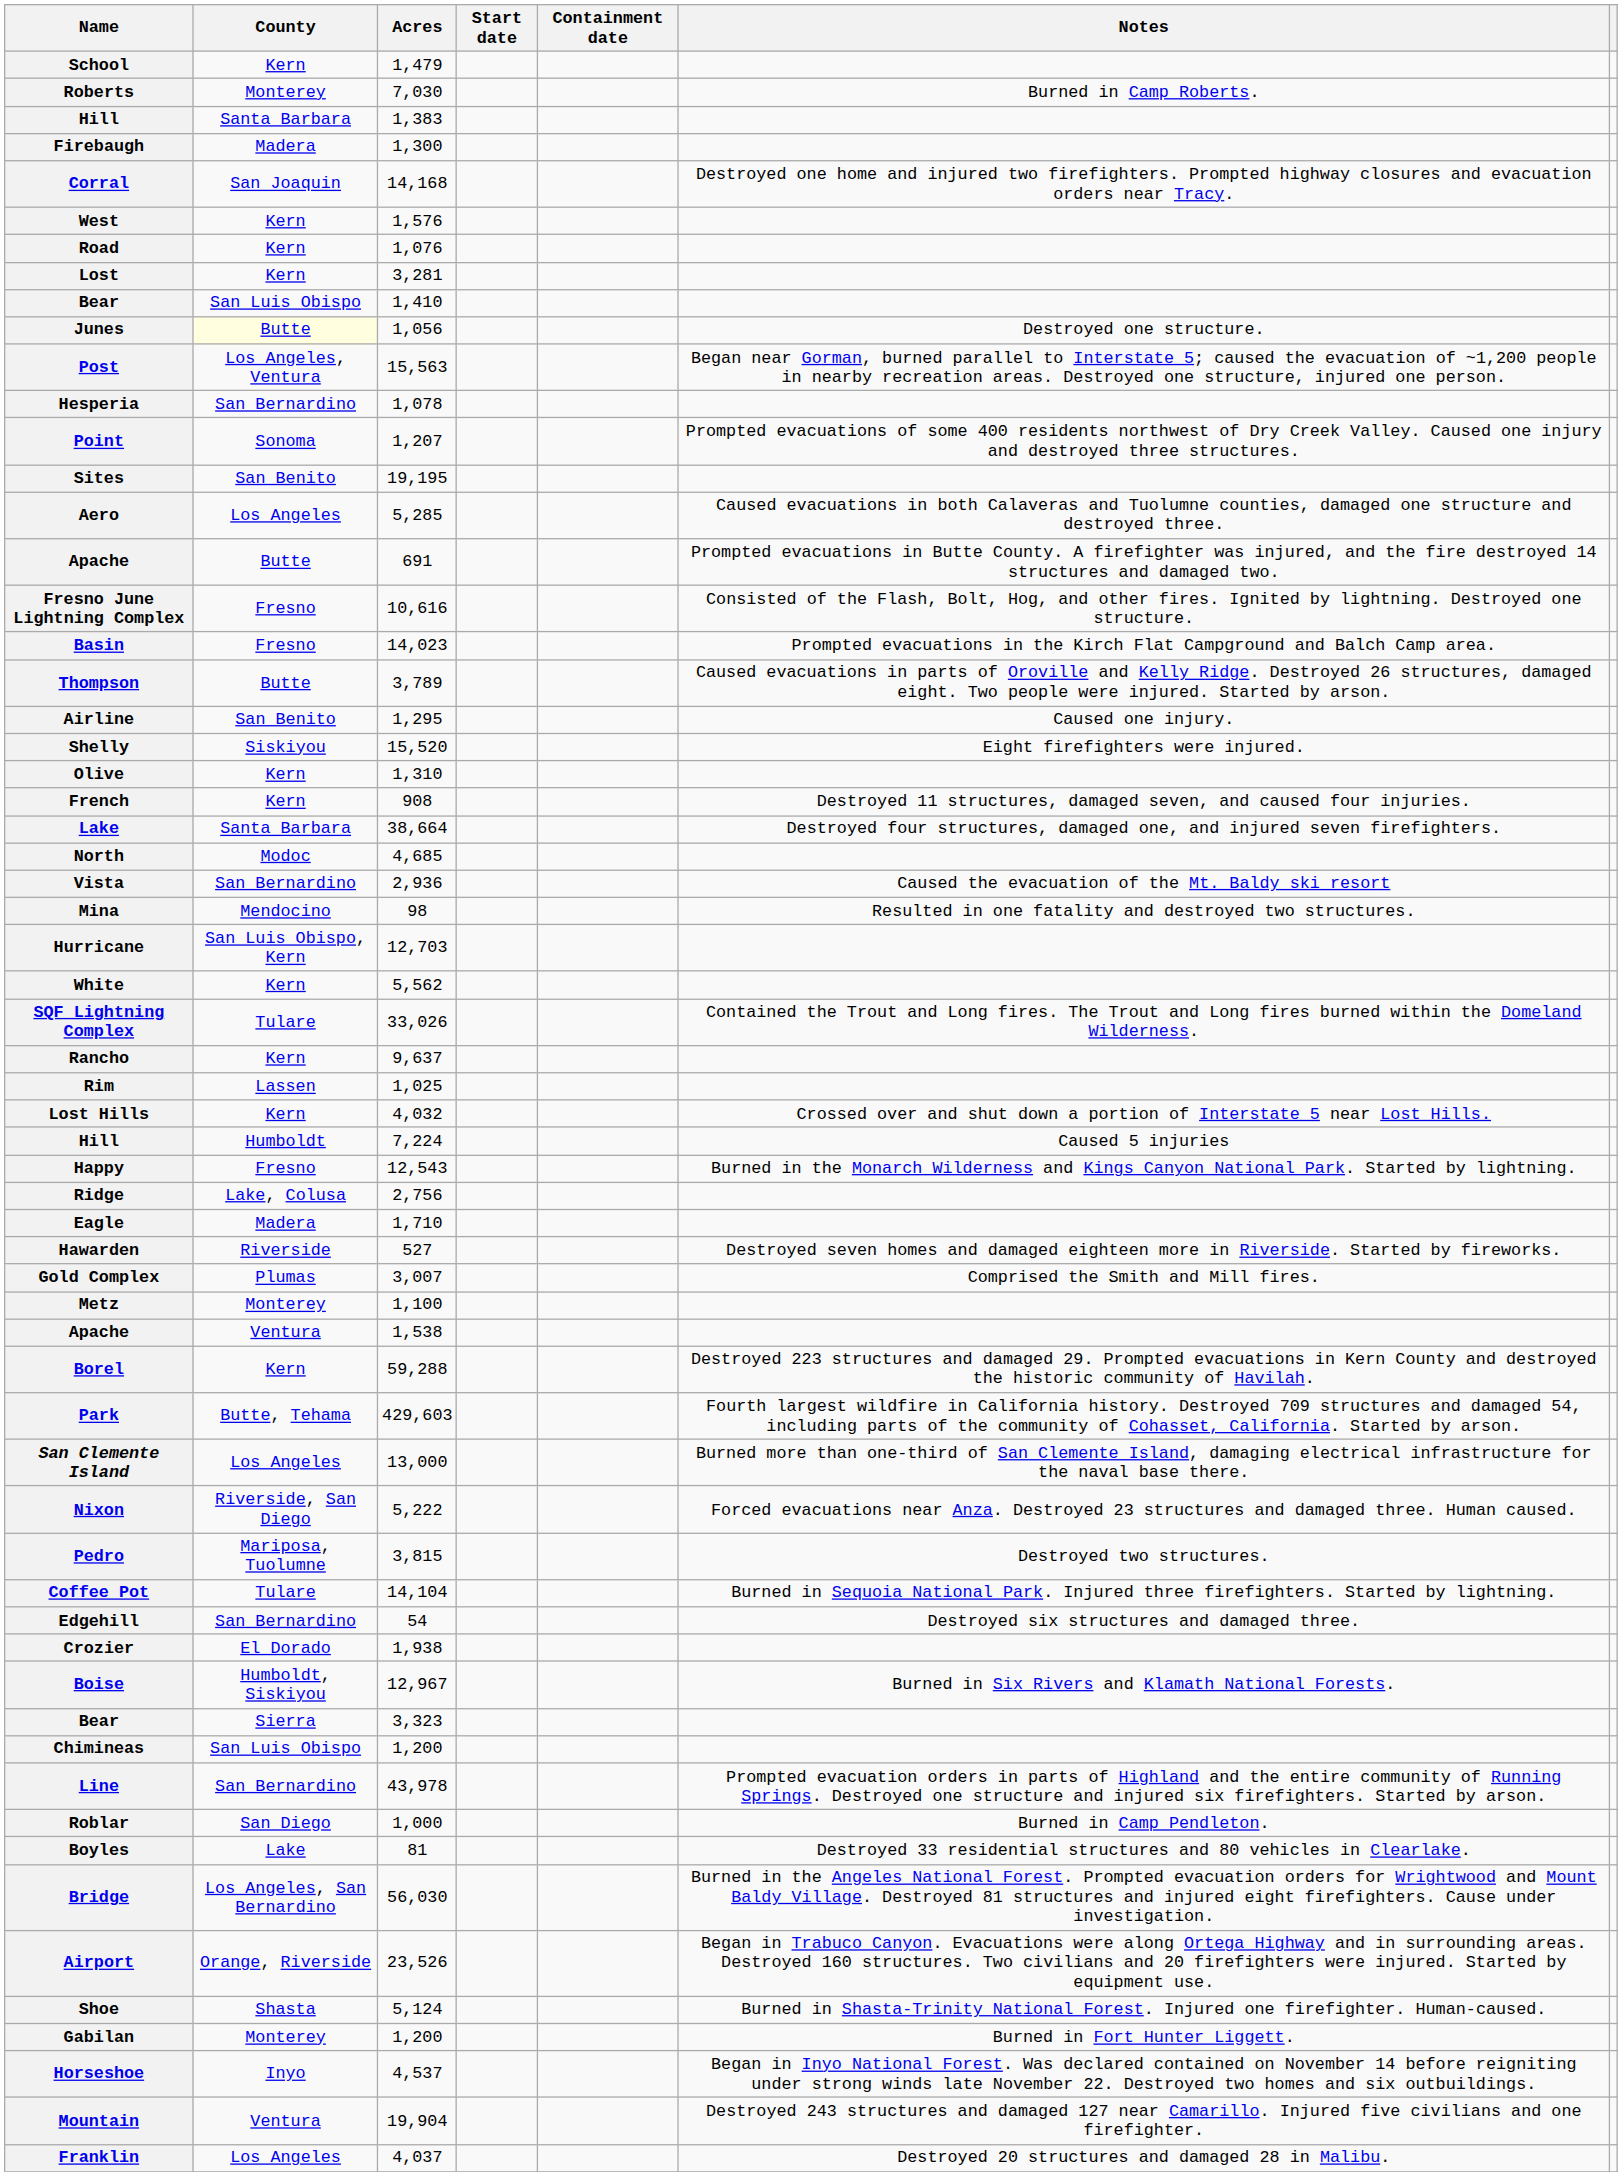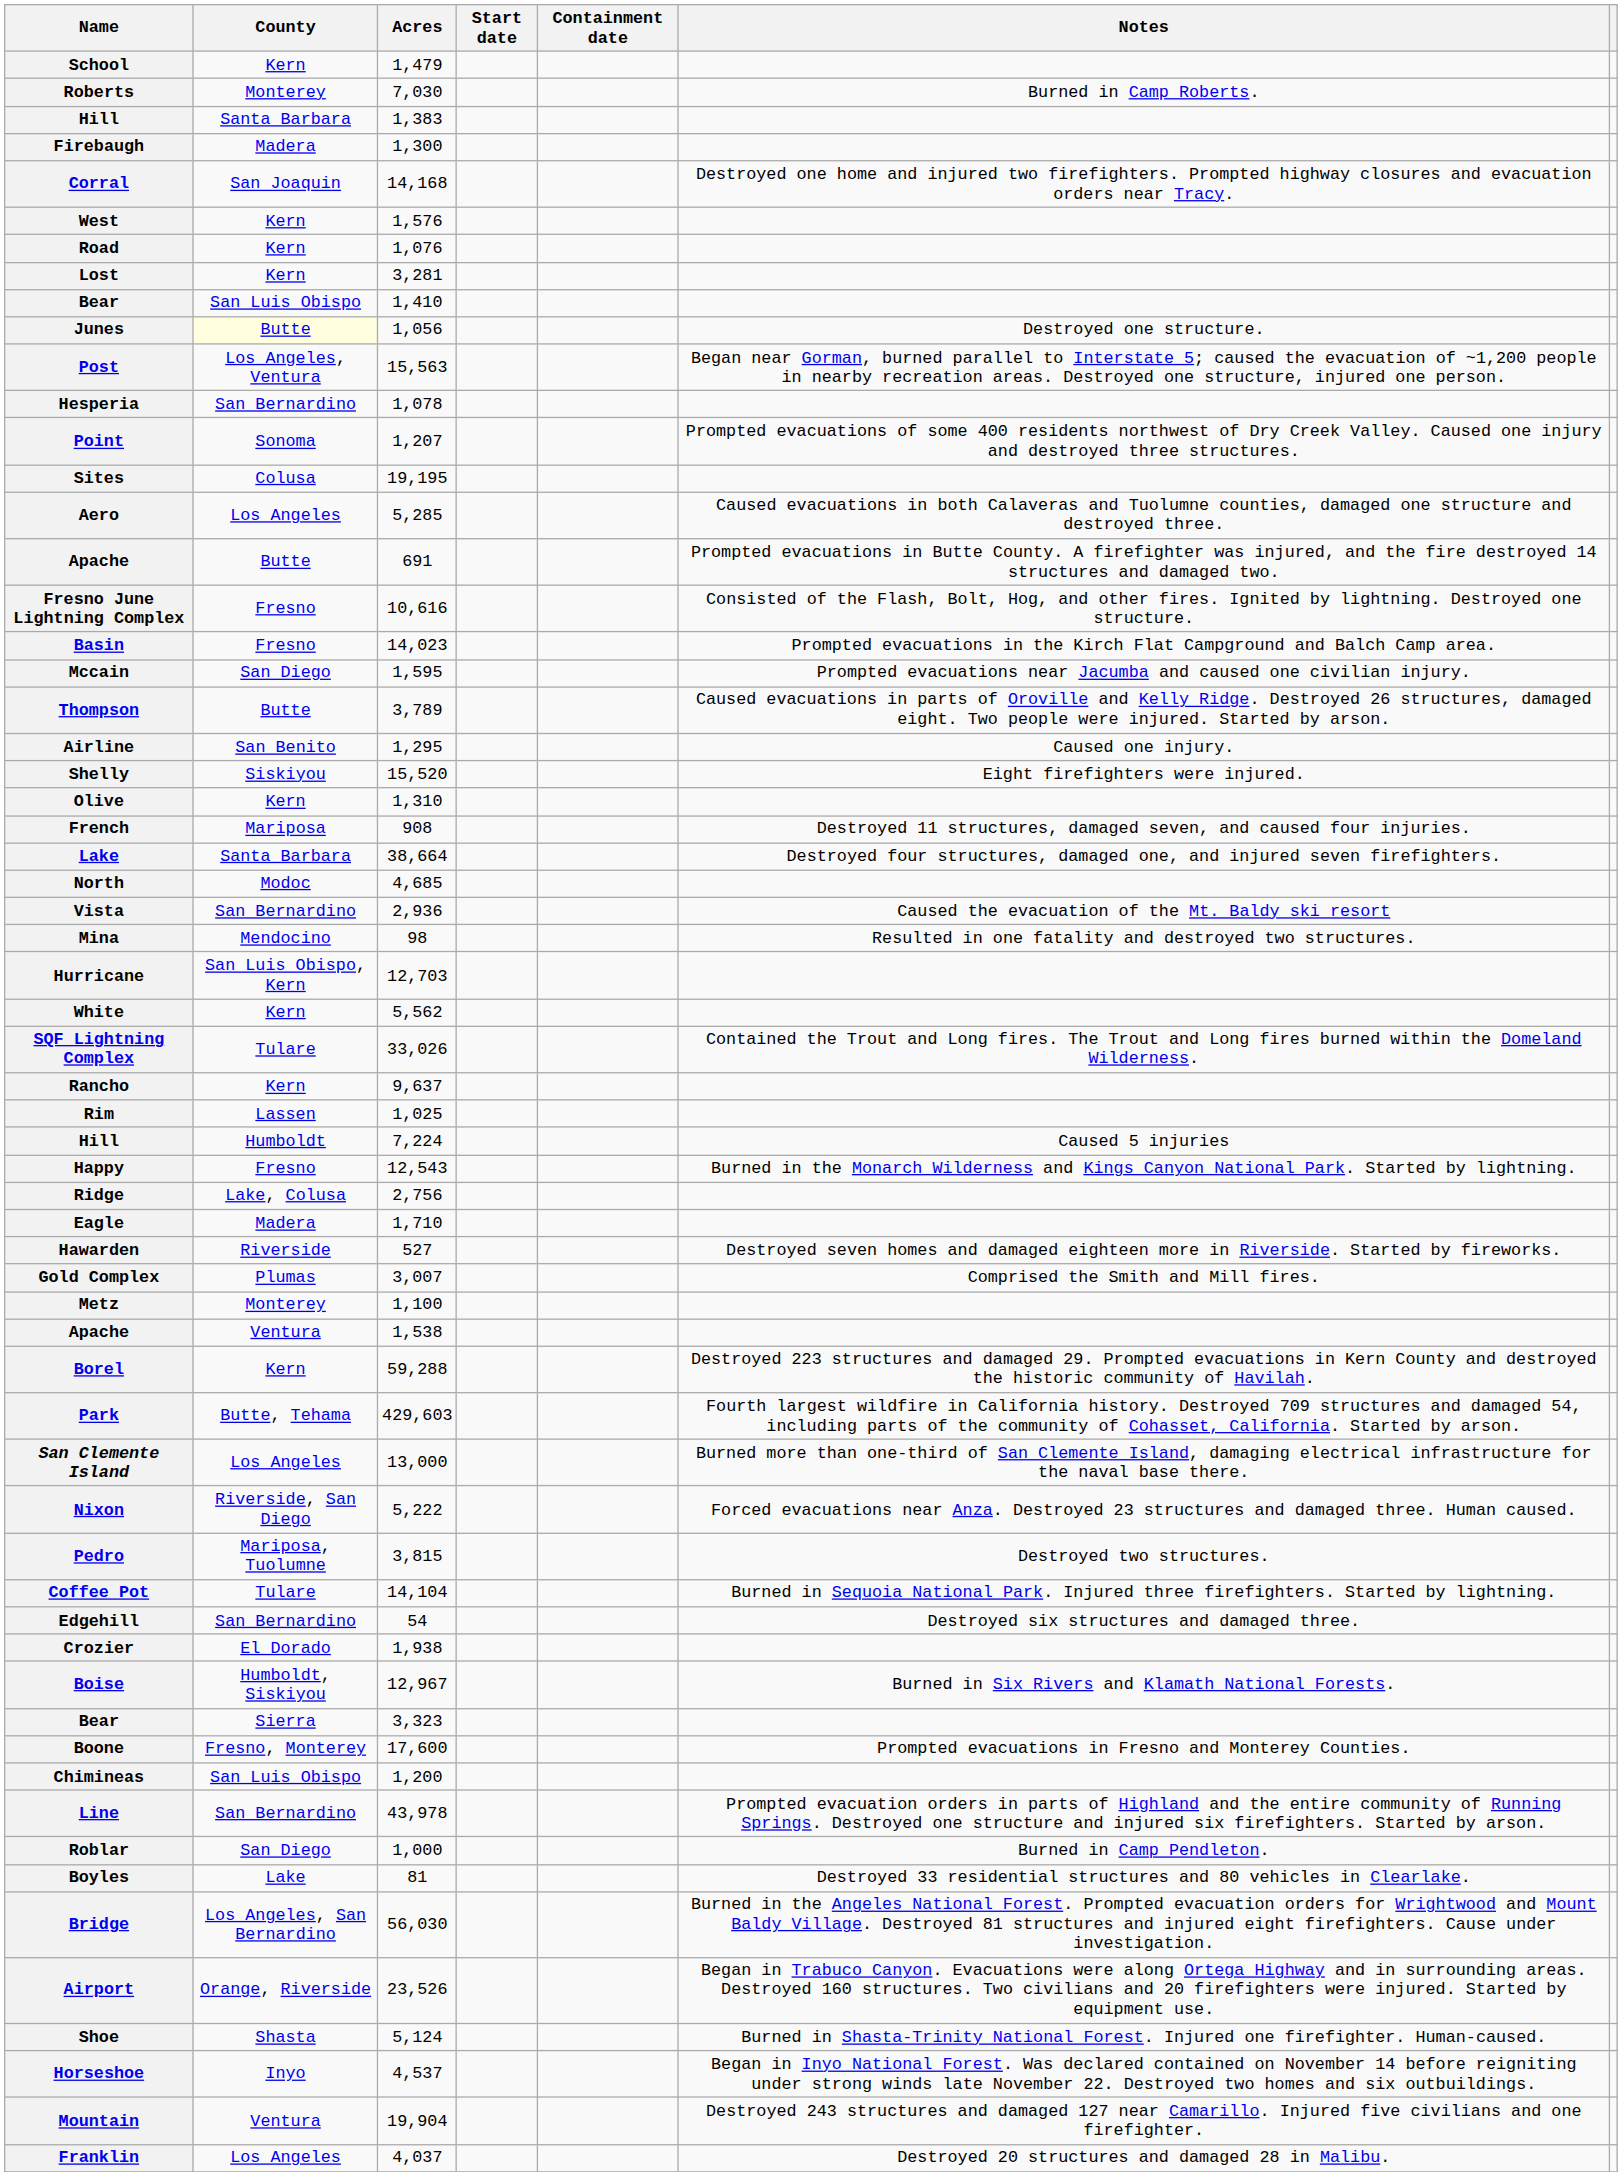(286, 478) San Benito -> (286, 478) Colusa
+ row: (99, 673)
(286, 802) Kern -> (286, 829) Mariposa
- row: (99, 1114)
+ row: (99, 1749)
- row: (99, 2037)
